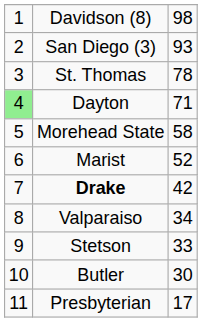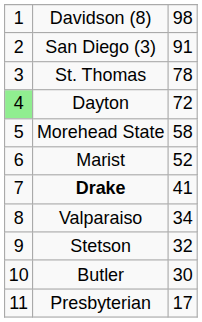(183, 47) 93 -> (183, 47) 91
(183, 103) 71 -> (183, 103) 72
(183, 189) 42 -> (183, 189) 41
(183, 246) 33 -> (183, 246) 32
